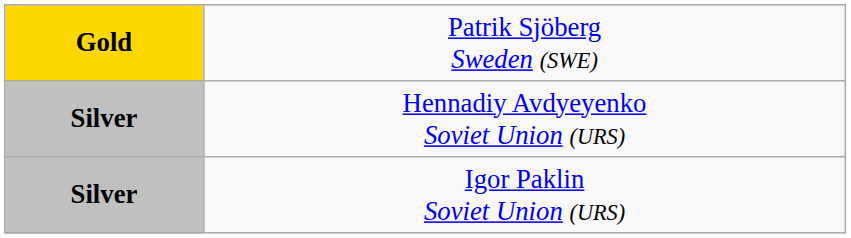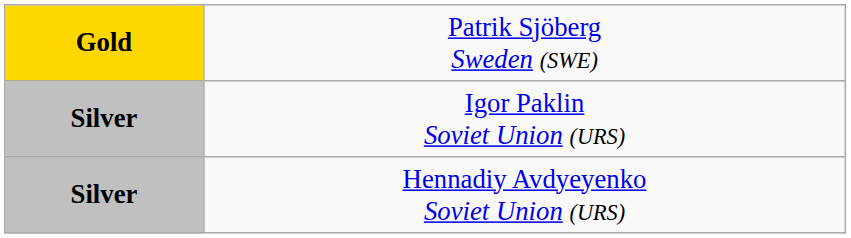rows swapped: (525, 194) <-> (525, 118)
